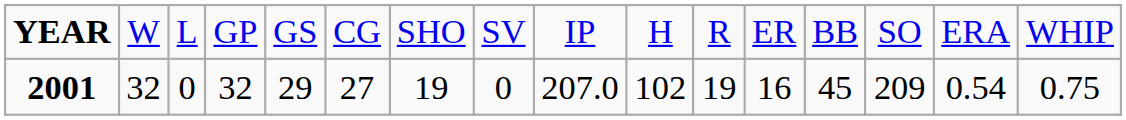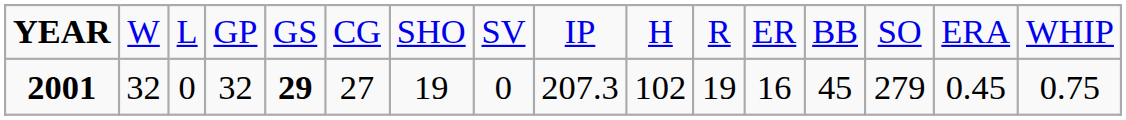(295, 86) normal -> (295, 86) bold
(580, 86) 207.0 -> (580, 86) 207.3
(900, 86) 209 -> (900, 86) 279
(976, 86) 0.54 -> (976, 86) 0.45
